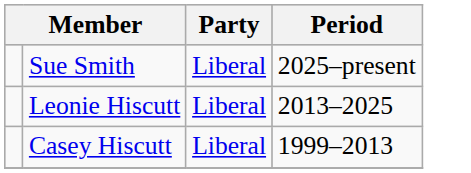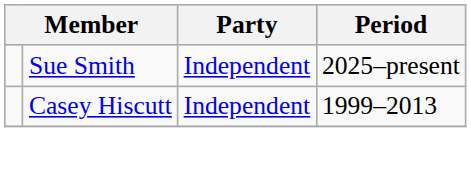(229, 65) Liberal -> (247, 65) Independent
- row: (105, 106)
(229, 146) Liberal -> (247, 106) Independent
